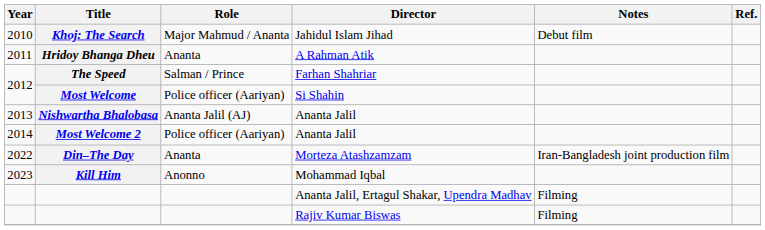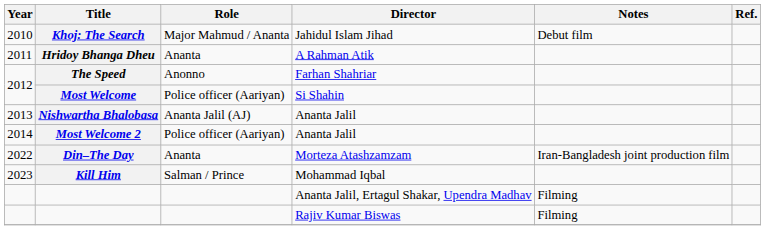(204, 74) Salman / Prince -> (184, 74) Anonno
(184, 174) Anonno -> (204, 174) Salman / Prince
